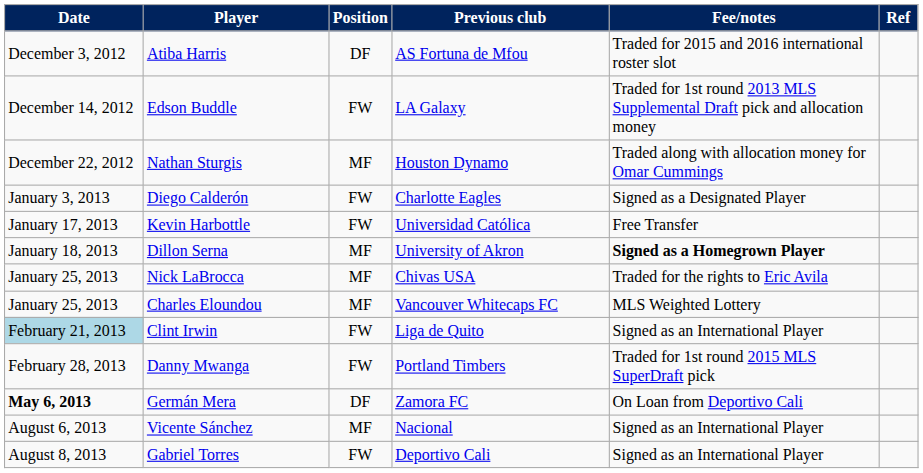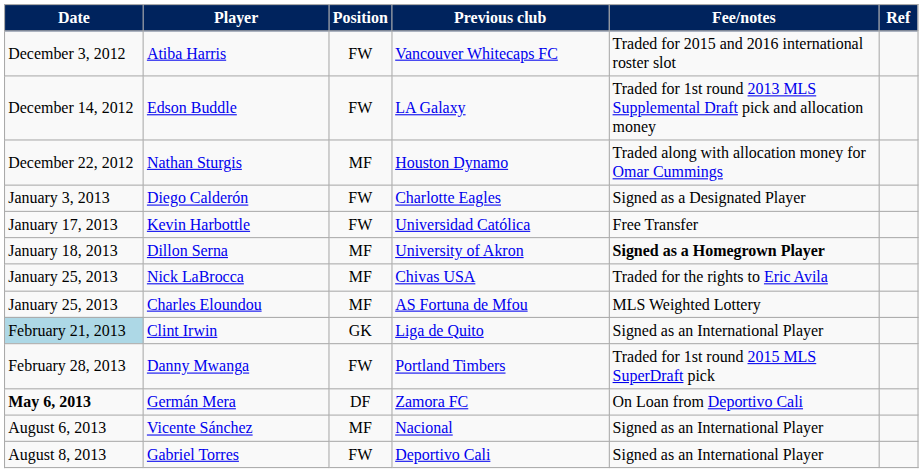(360, 53) DF -> (360, 53) FW
(461, 53) AS Fortuna de Mfou -> (477, 53) Vancouver Whitecaps FC
(477, 303) Vancouver Whitecaps FC -> (461, 303) AS Fortuna de Mfou
(360, 330) FW -> (360, 330) GK
